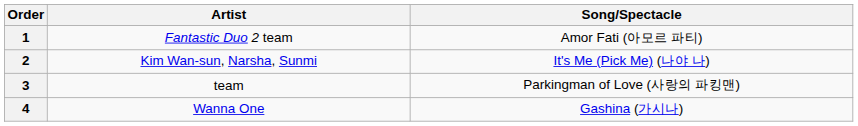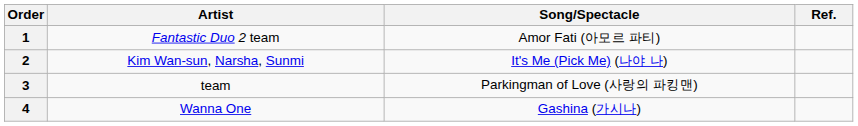+ column: (824, 15)
